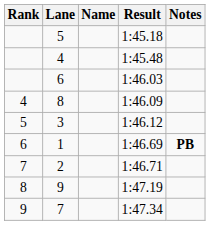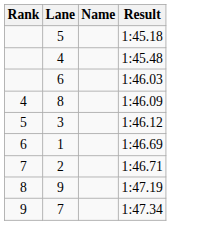- column: (185, 15)
